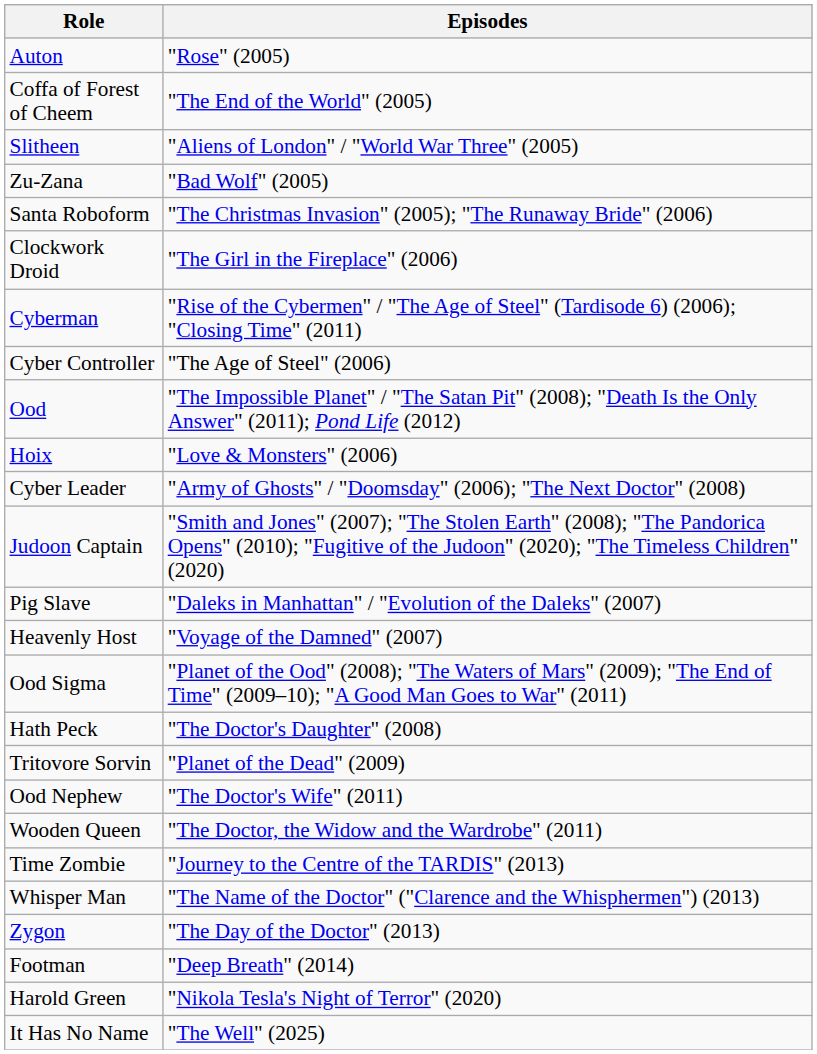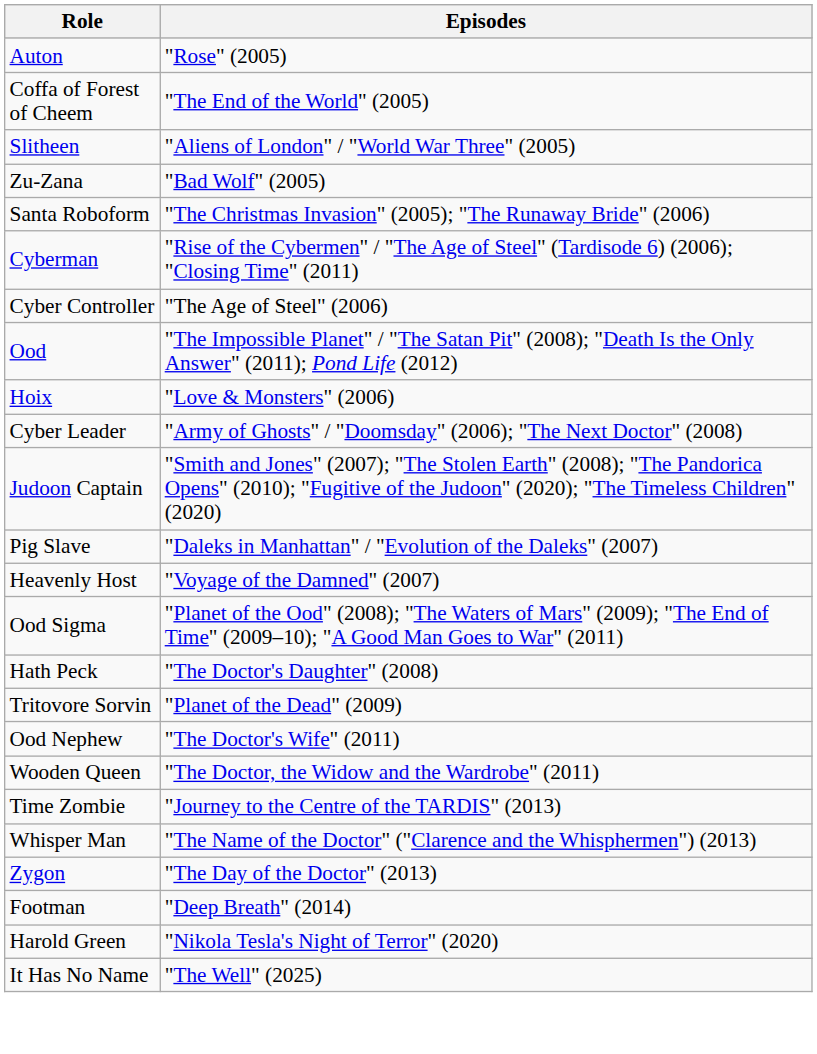- row: (57, 259)
